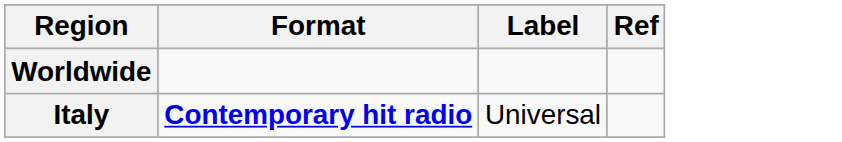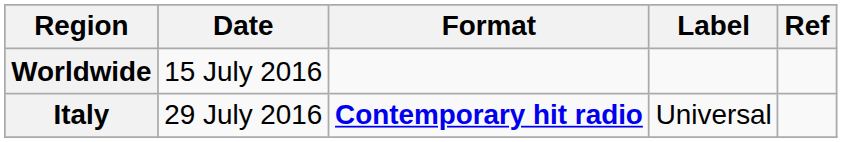+ column: (243, 26)
